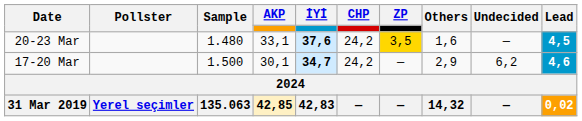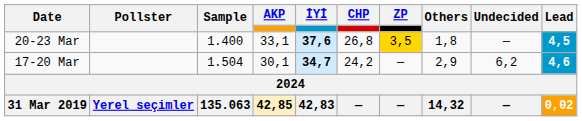(225, 42) 1.480 -> (225, 42) 1.400
(359, 42) 24,2 -> (359, 42) 26,8
(446, 42) 1,6 -> (446, 42) 1,8
(225, 63) 1.500 -> (225, 63) 1.504
